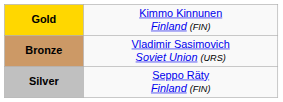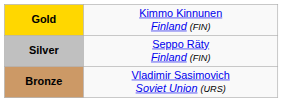rows swapped: (44, 81) <-> (44, 50)
